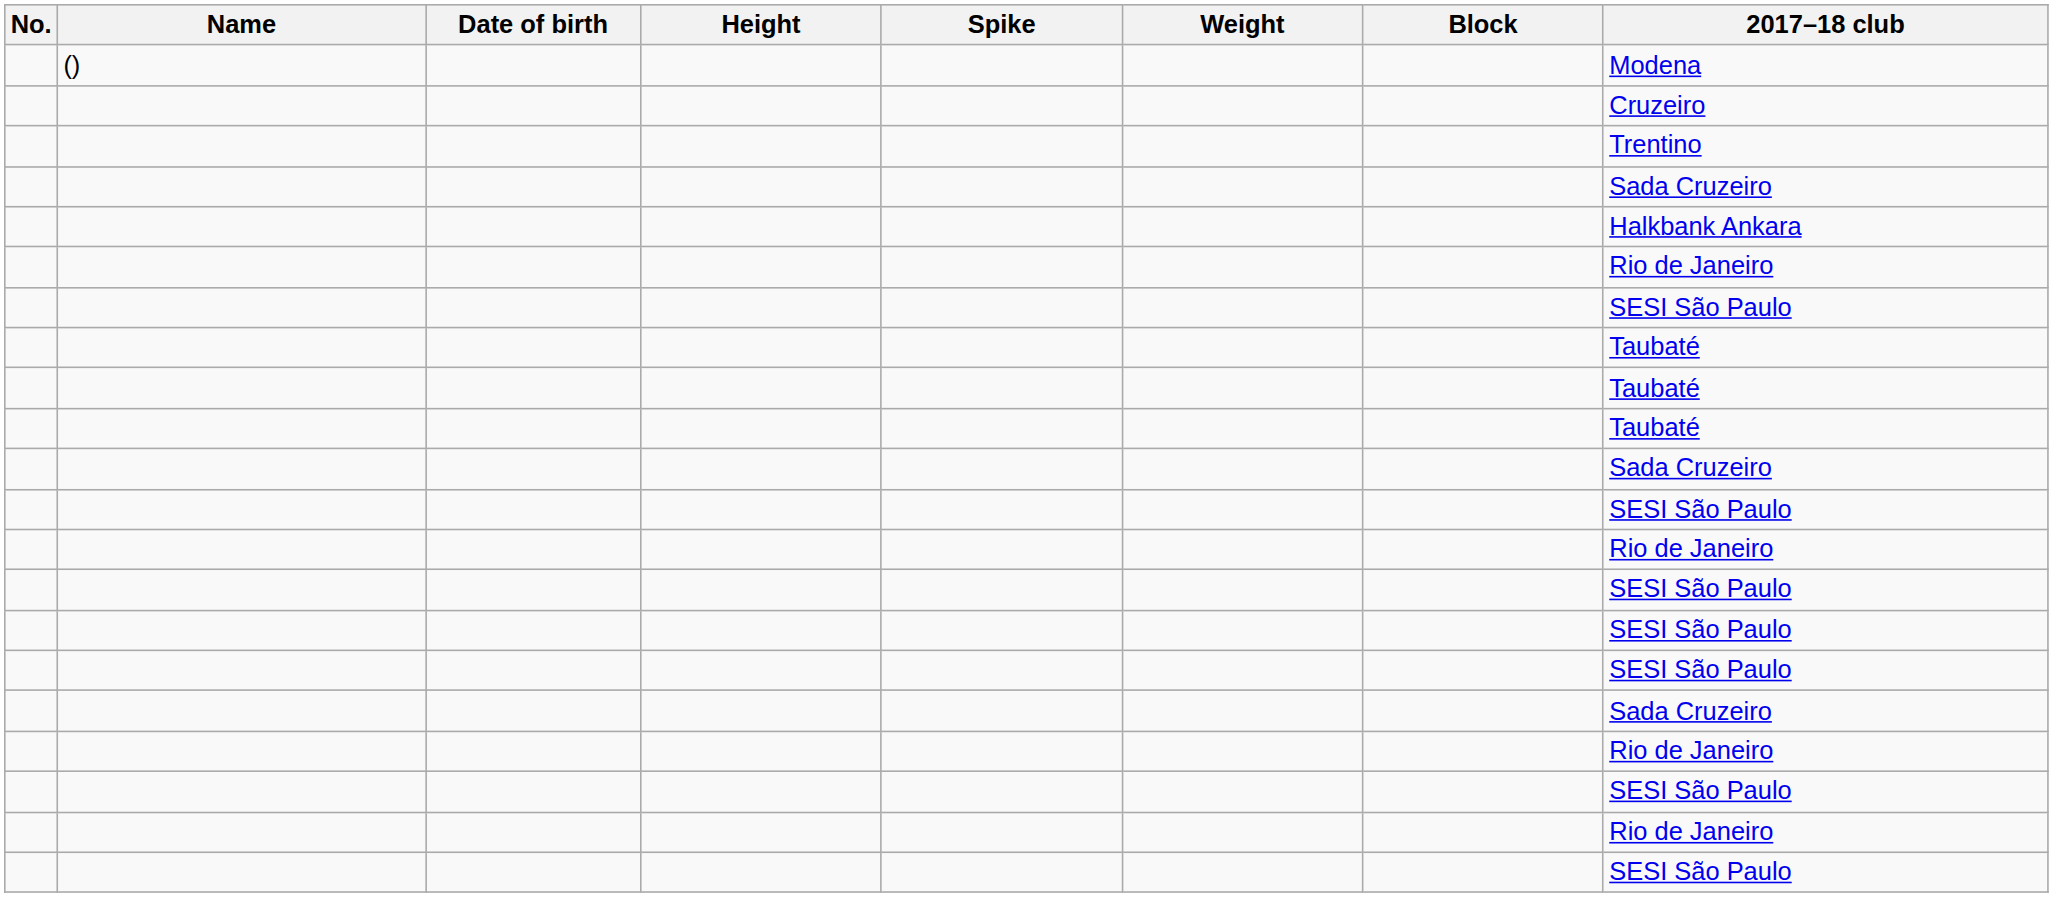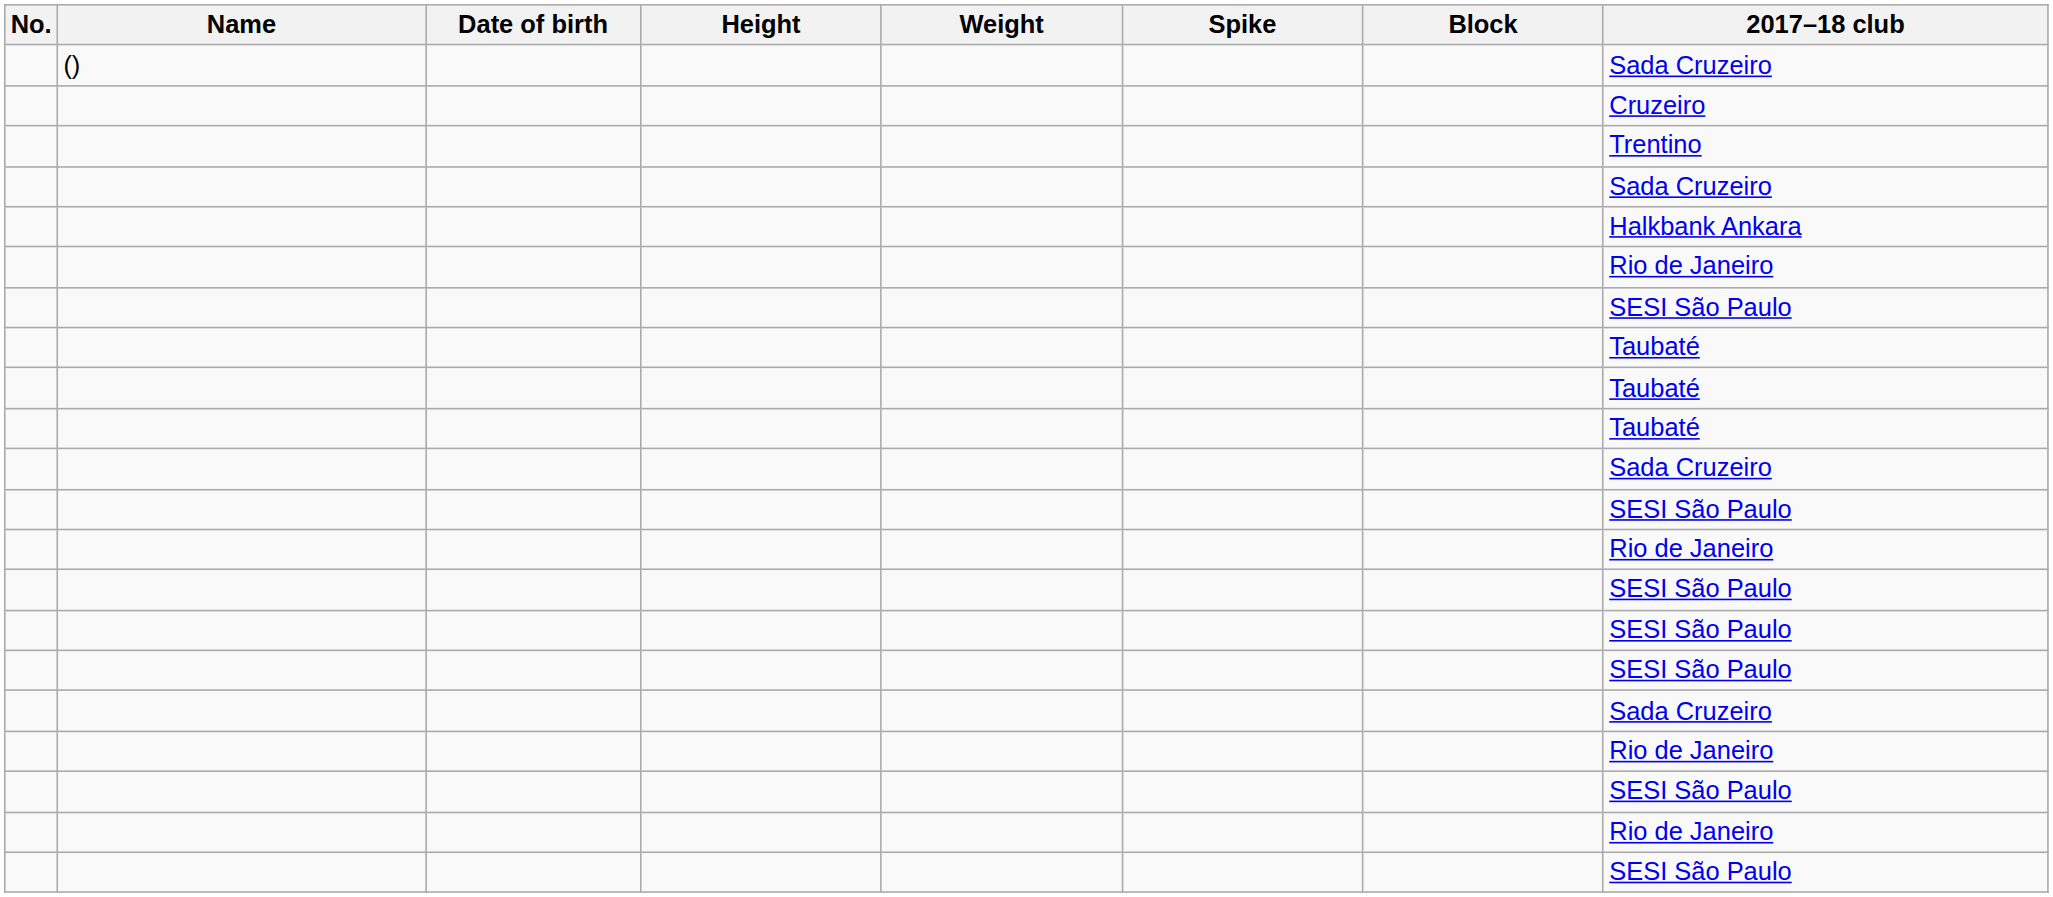columns swapped: (1242, 24) <-> (1002, 24)
(1655, 65) Modena -> (1691, 65) Sada Cruzeiro
